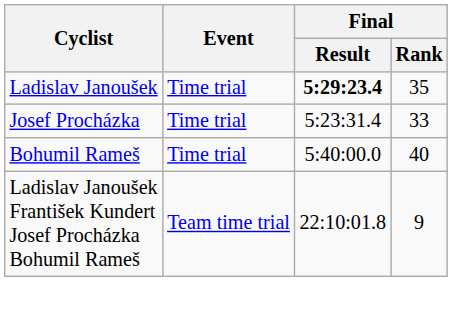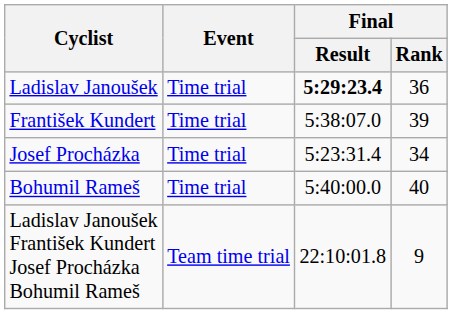(419, 88) 35 -> (419, 88) 36
+ row: (82, 121)
(419, 121) 33 -> (419, 154) 34
